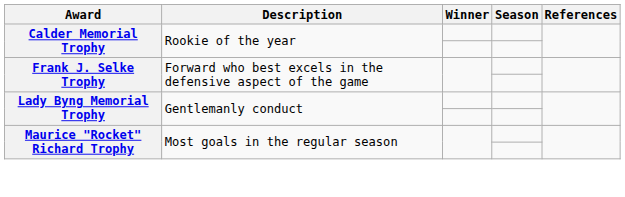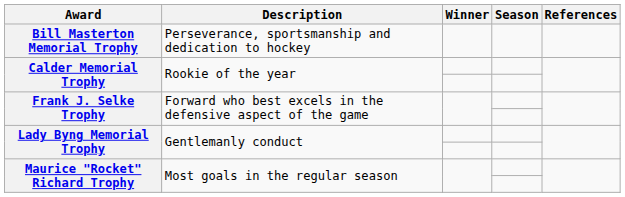+ row: (83, 41)
